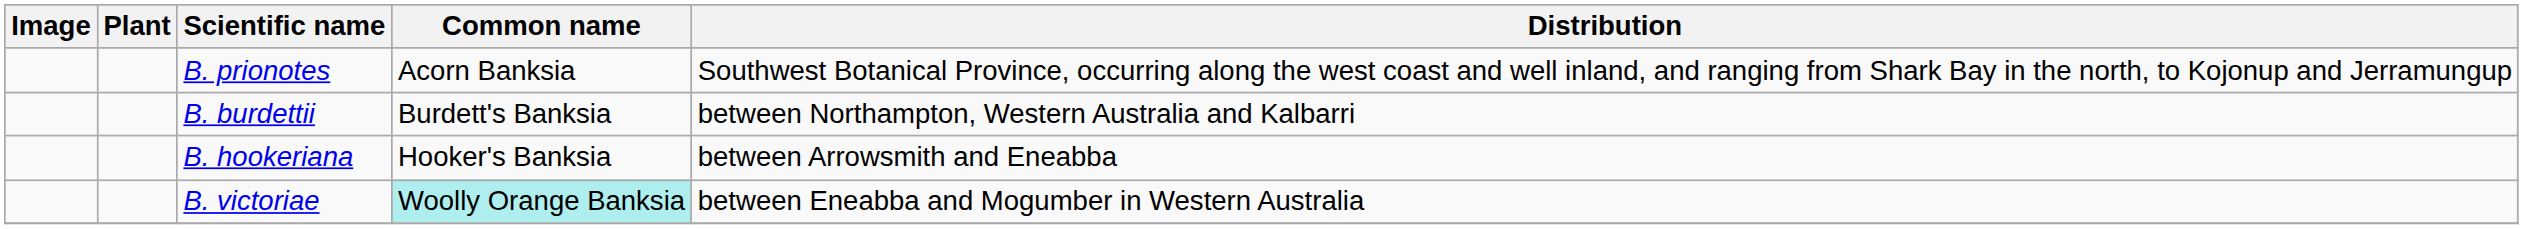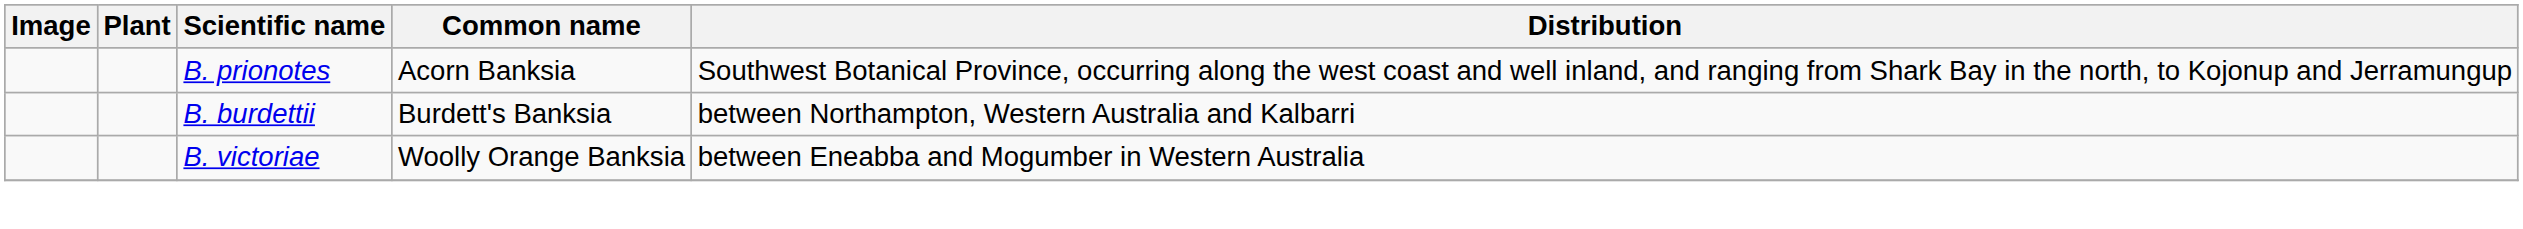- row: (268, 157)
(542, 200) paleturquoise background -> (542, 157) no background
